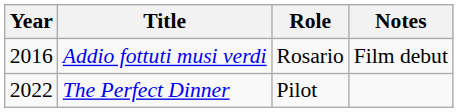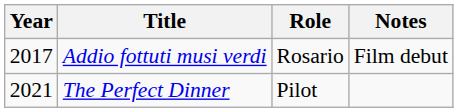(31, 55) 2016 -> (31, 55) 2017
(31, 90) 2022 -> (31, 90) 2021
